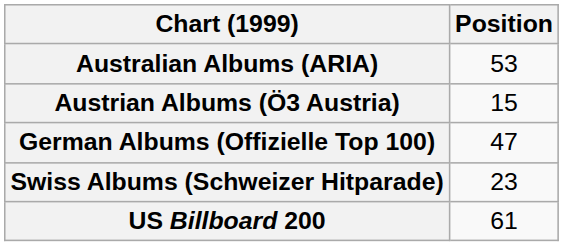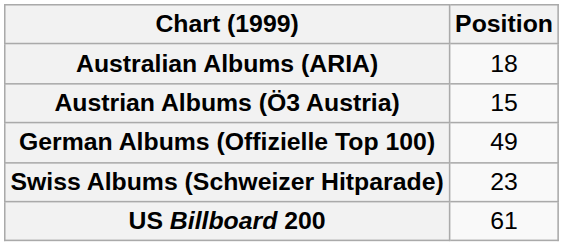(504, 63) 53 -> (504, 63) 18
(504, 142) 47 -> (504, 142) 49
